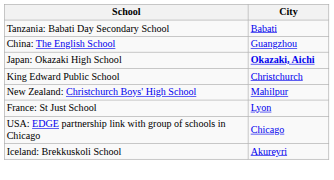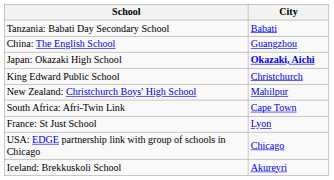+ row: (66, 108)
